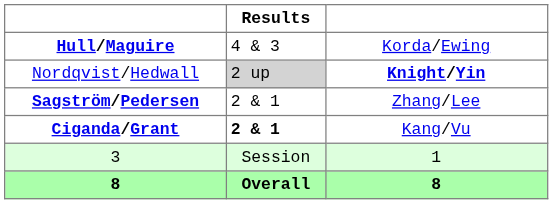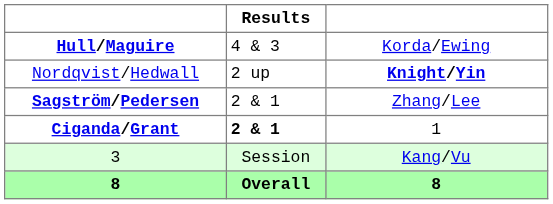(250, 74) lightgrey background -> (250, 74) no background
(436, 129) Kang/Vu -> (436, 129) 1
(436, 157) 1 -> (436, 157) Kang/Vu
